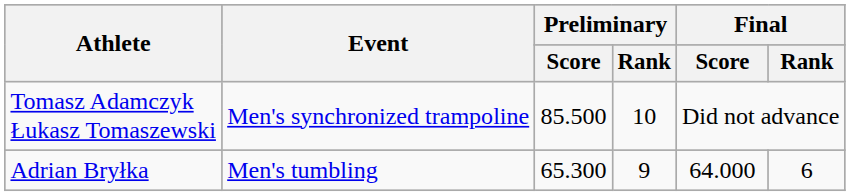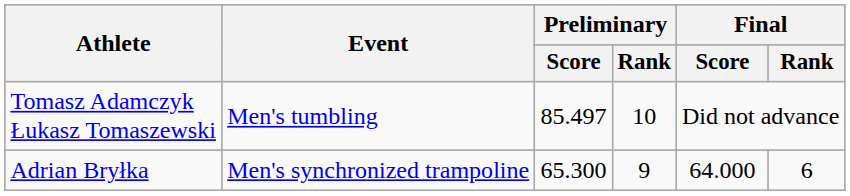(378, 116) Men's synchronized trampoline -> (302, 116) Men's tumbling
(574, 116) 85.500 -> (574, 116) 85.497
(302, 169) Men's tumbling -> (378, 169) Men's synchronized trampoline
